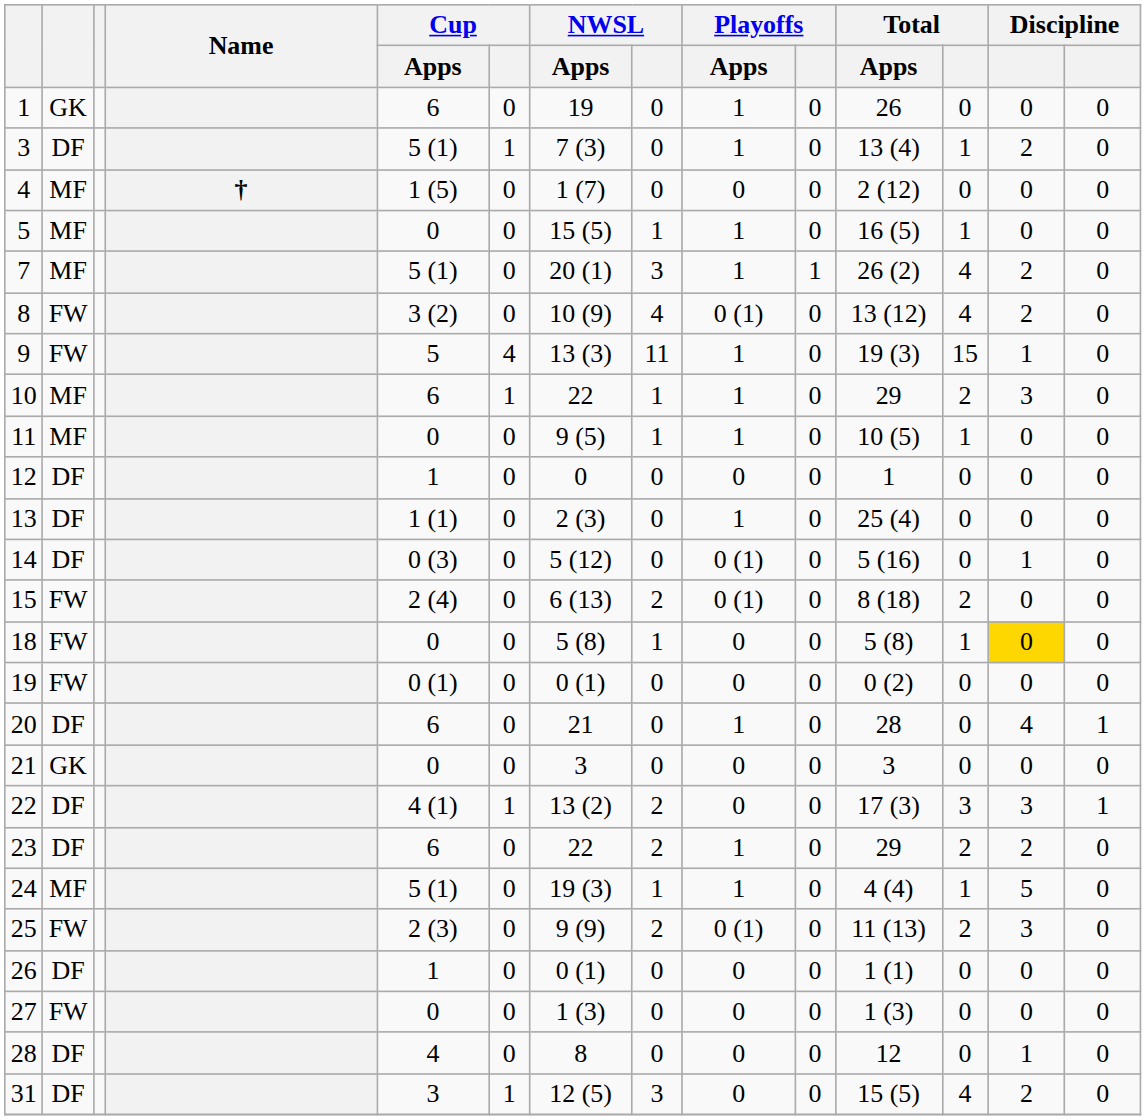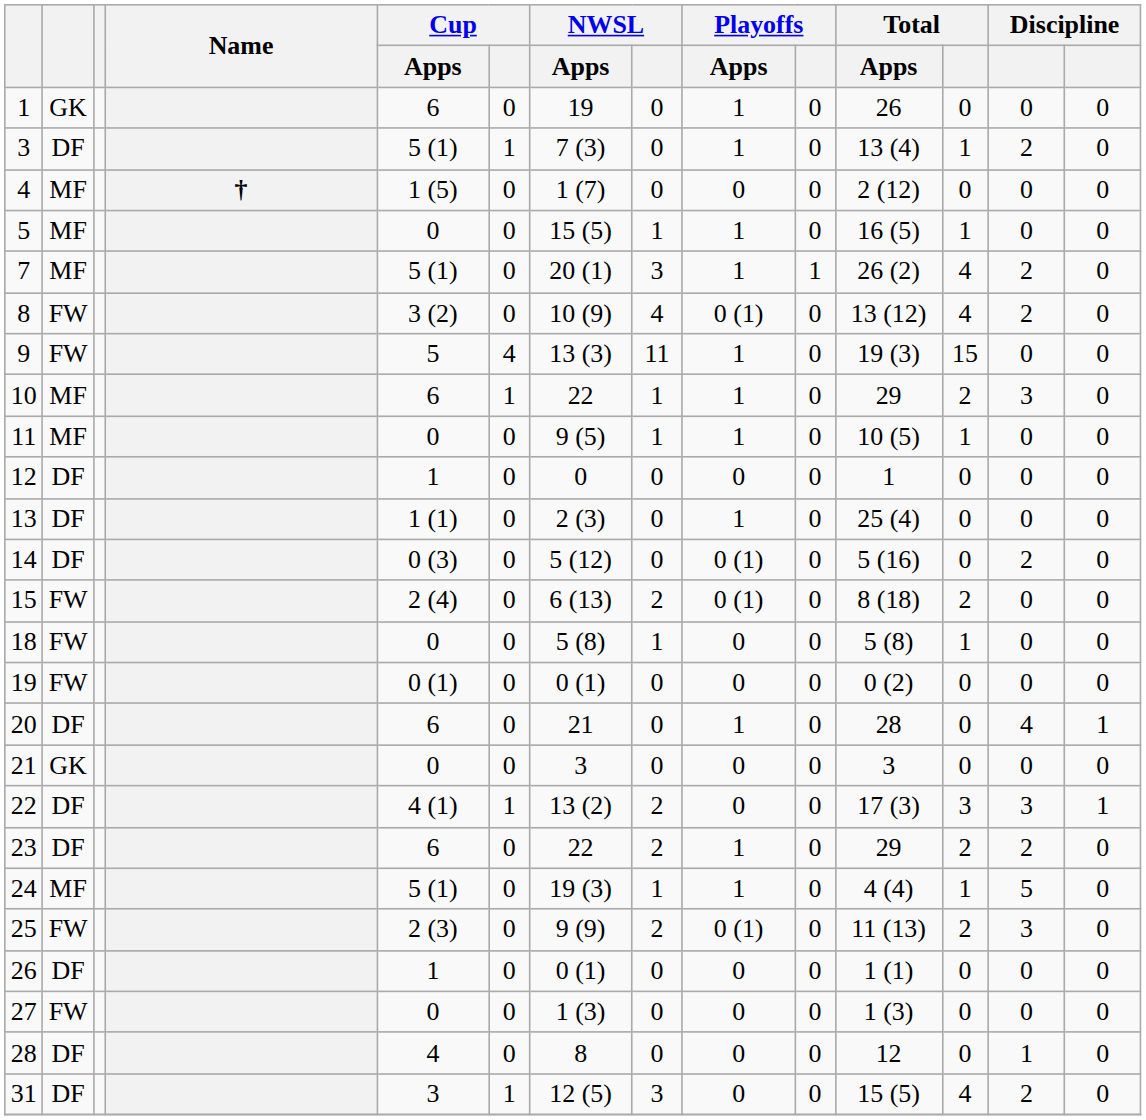(1026, 353) 1 -> (1026, 353) 0
(1026, 559) 1 -> (1026, 559) 2
(1026, 641) gold background -> (1026, 641) no background
